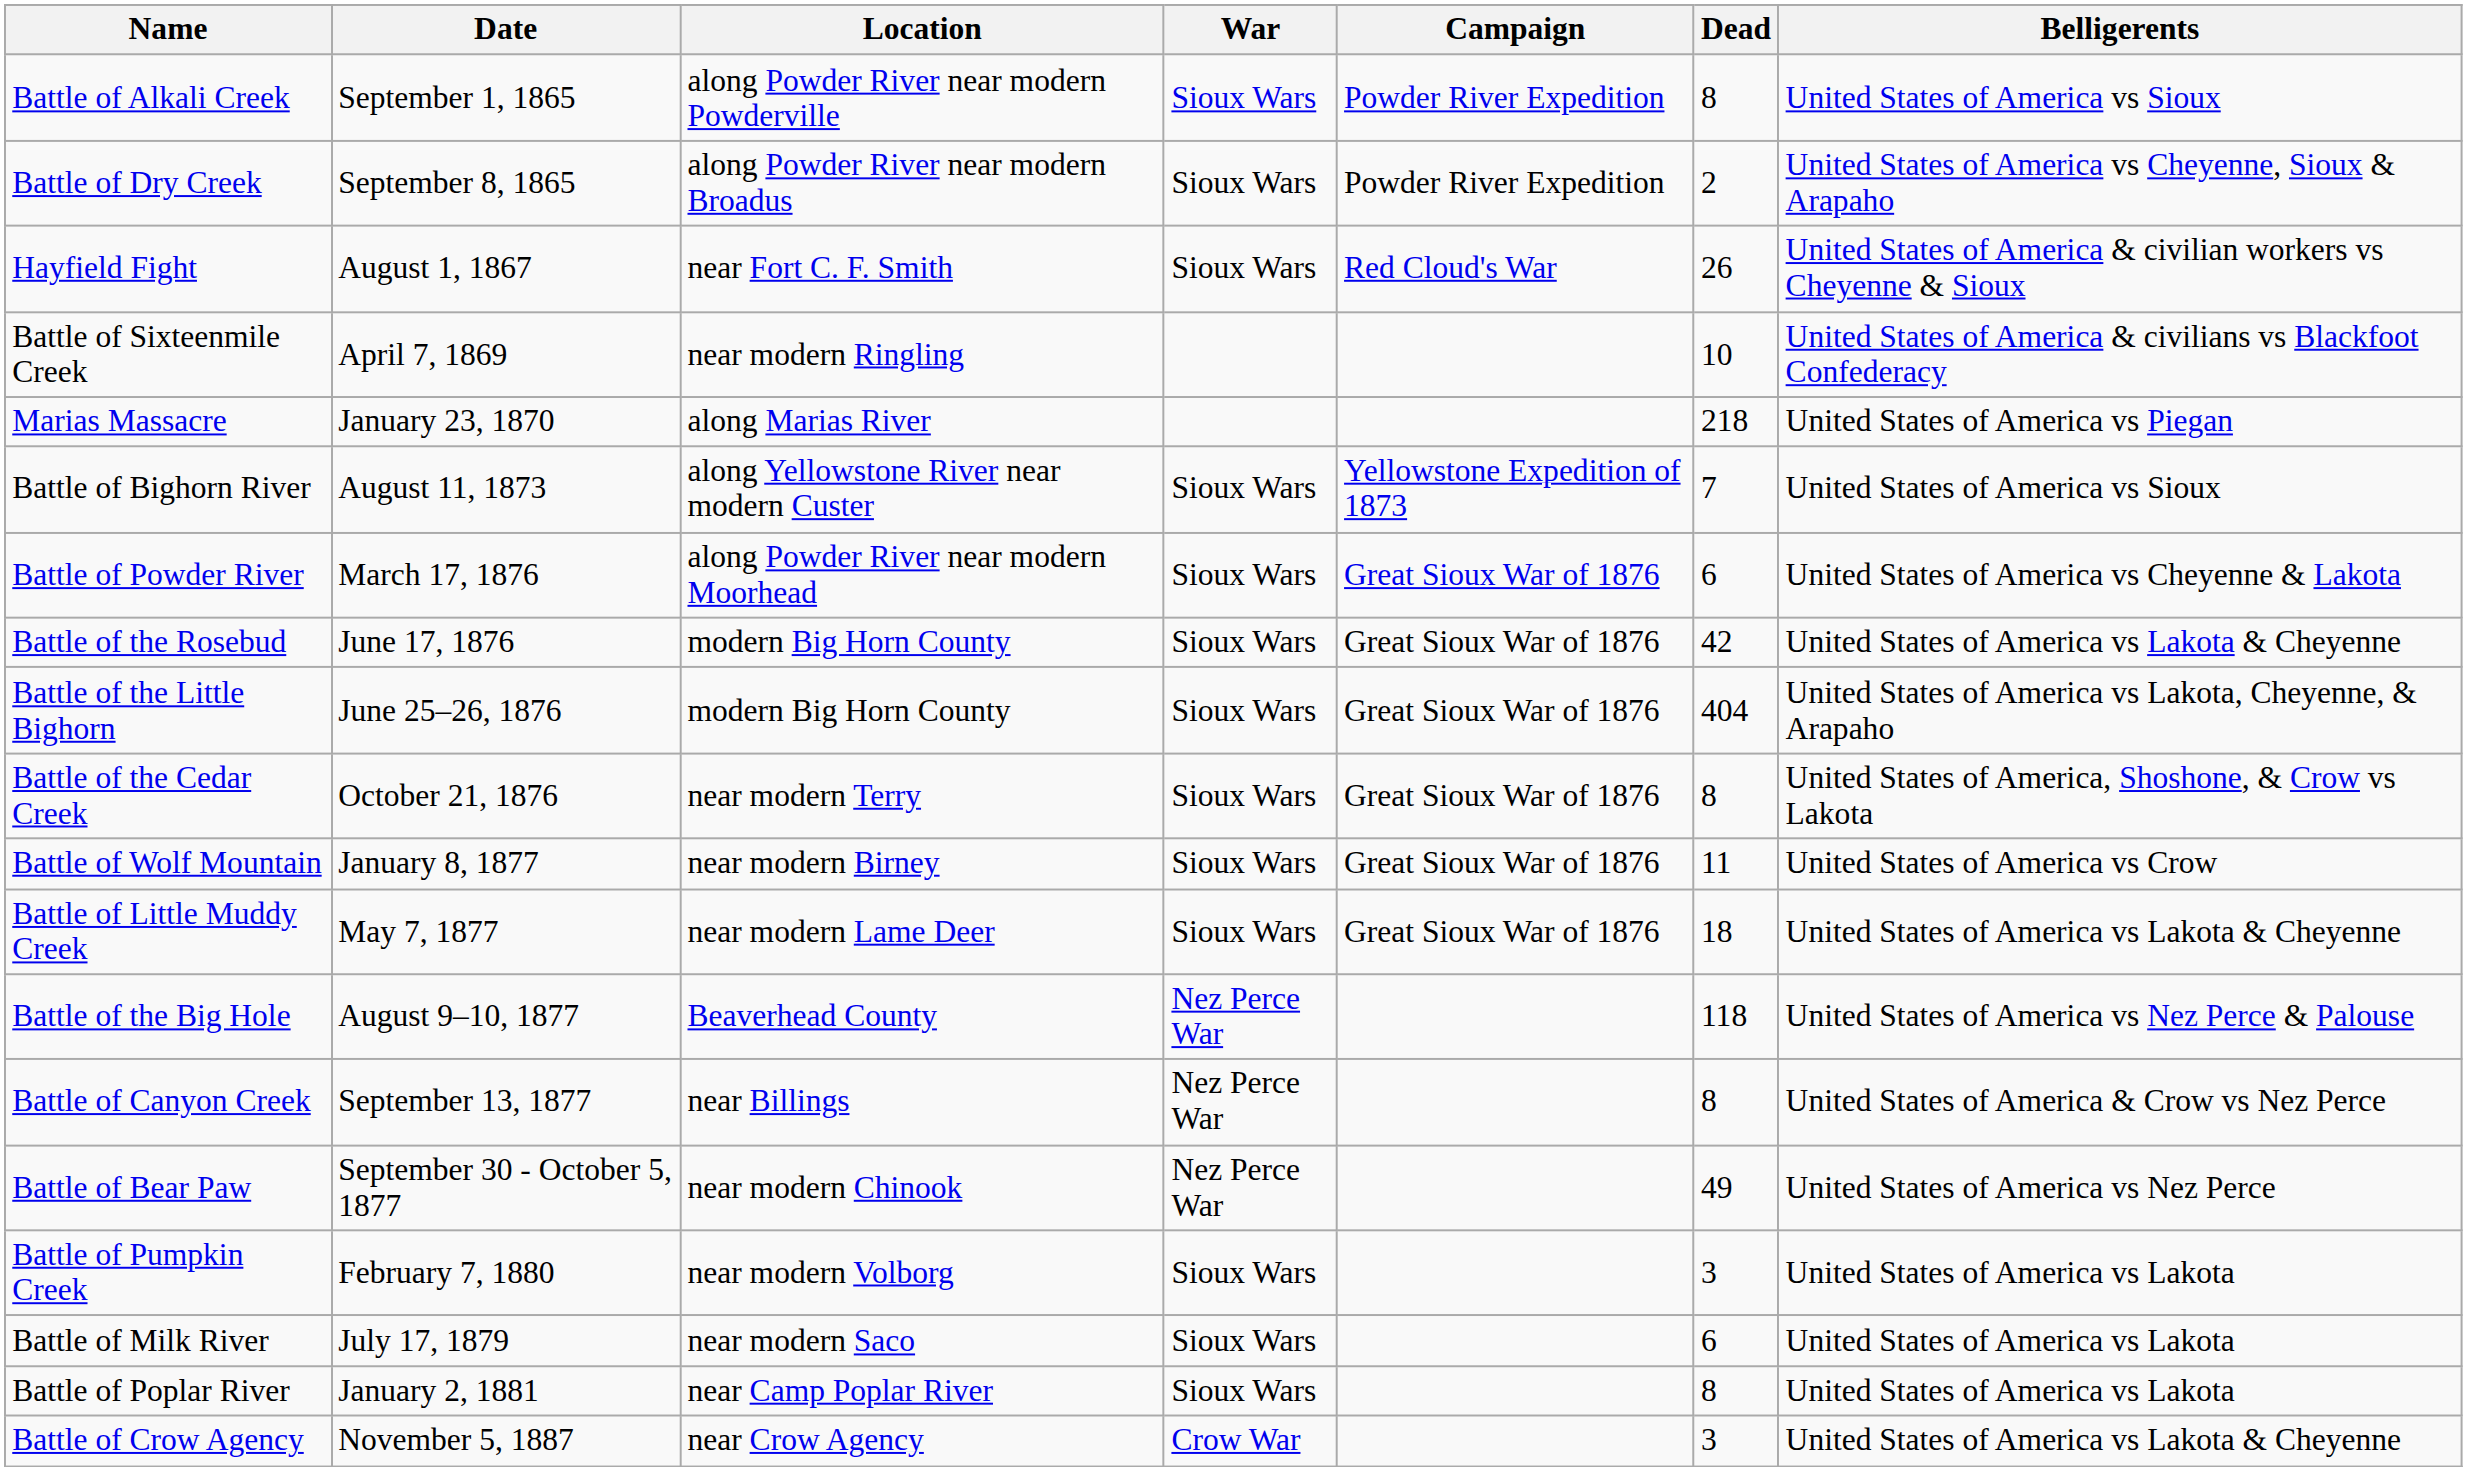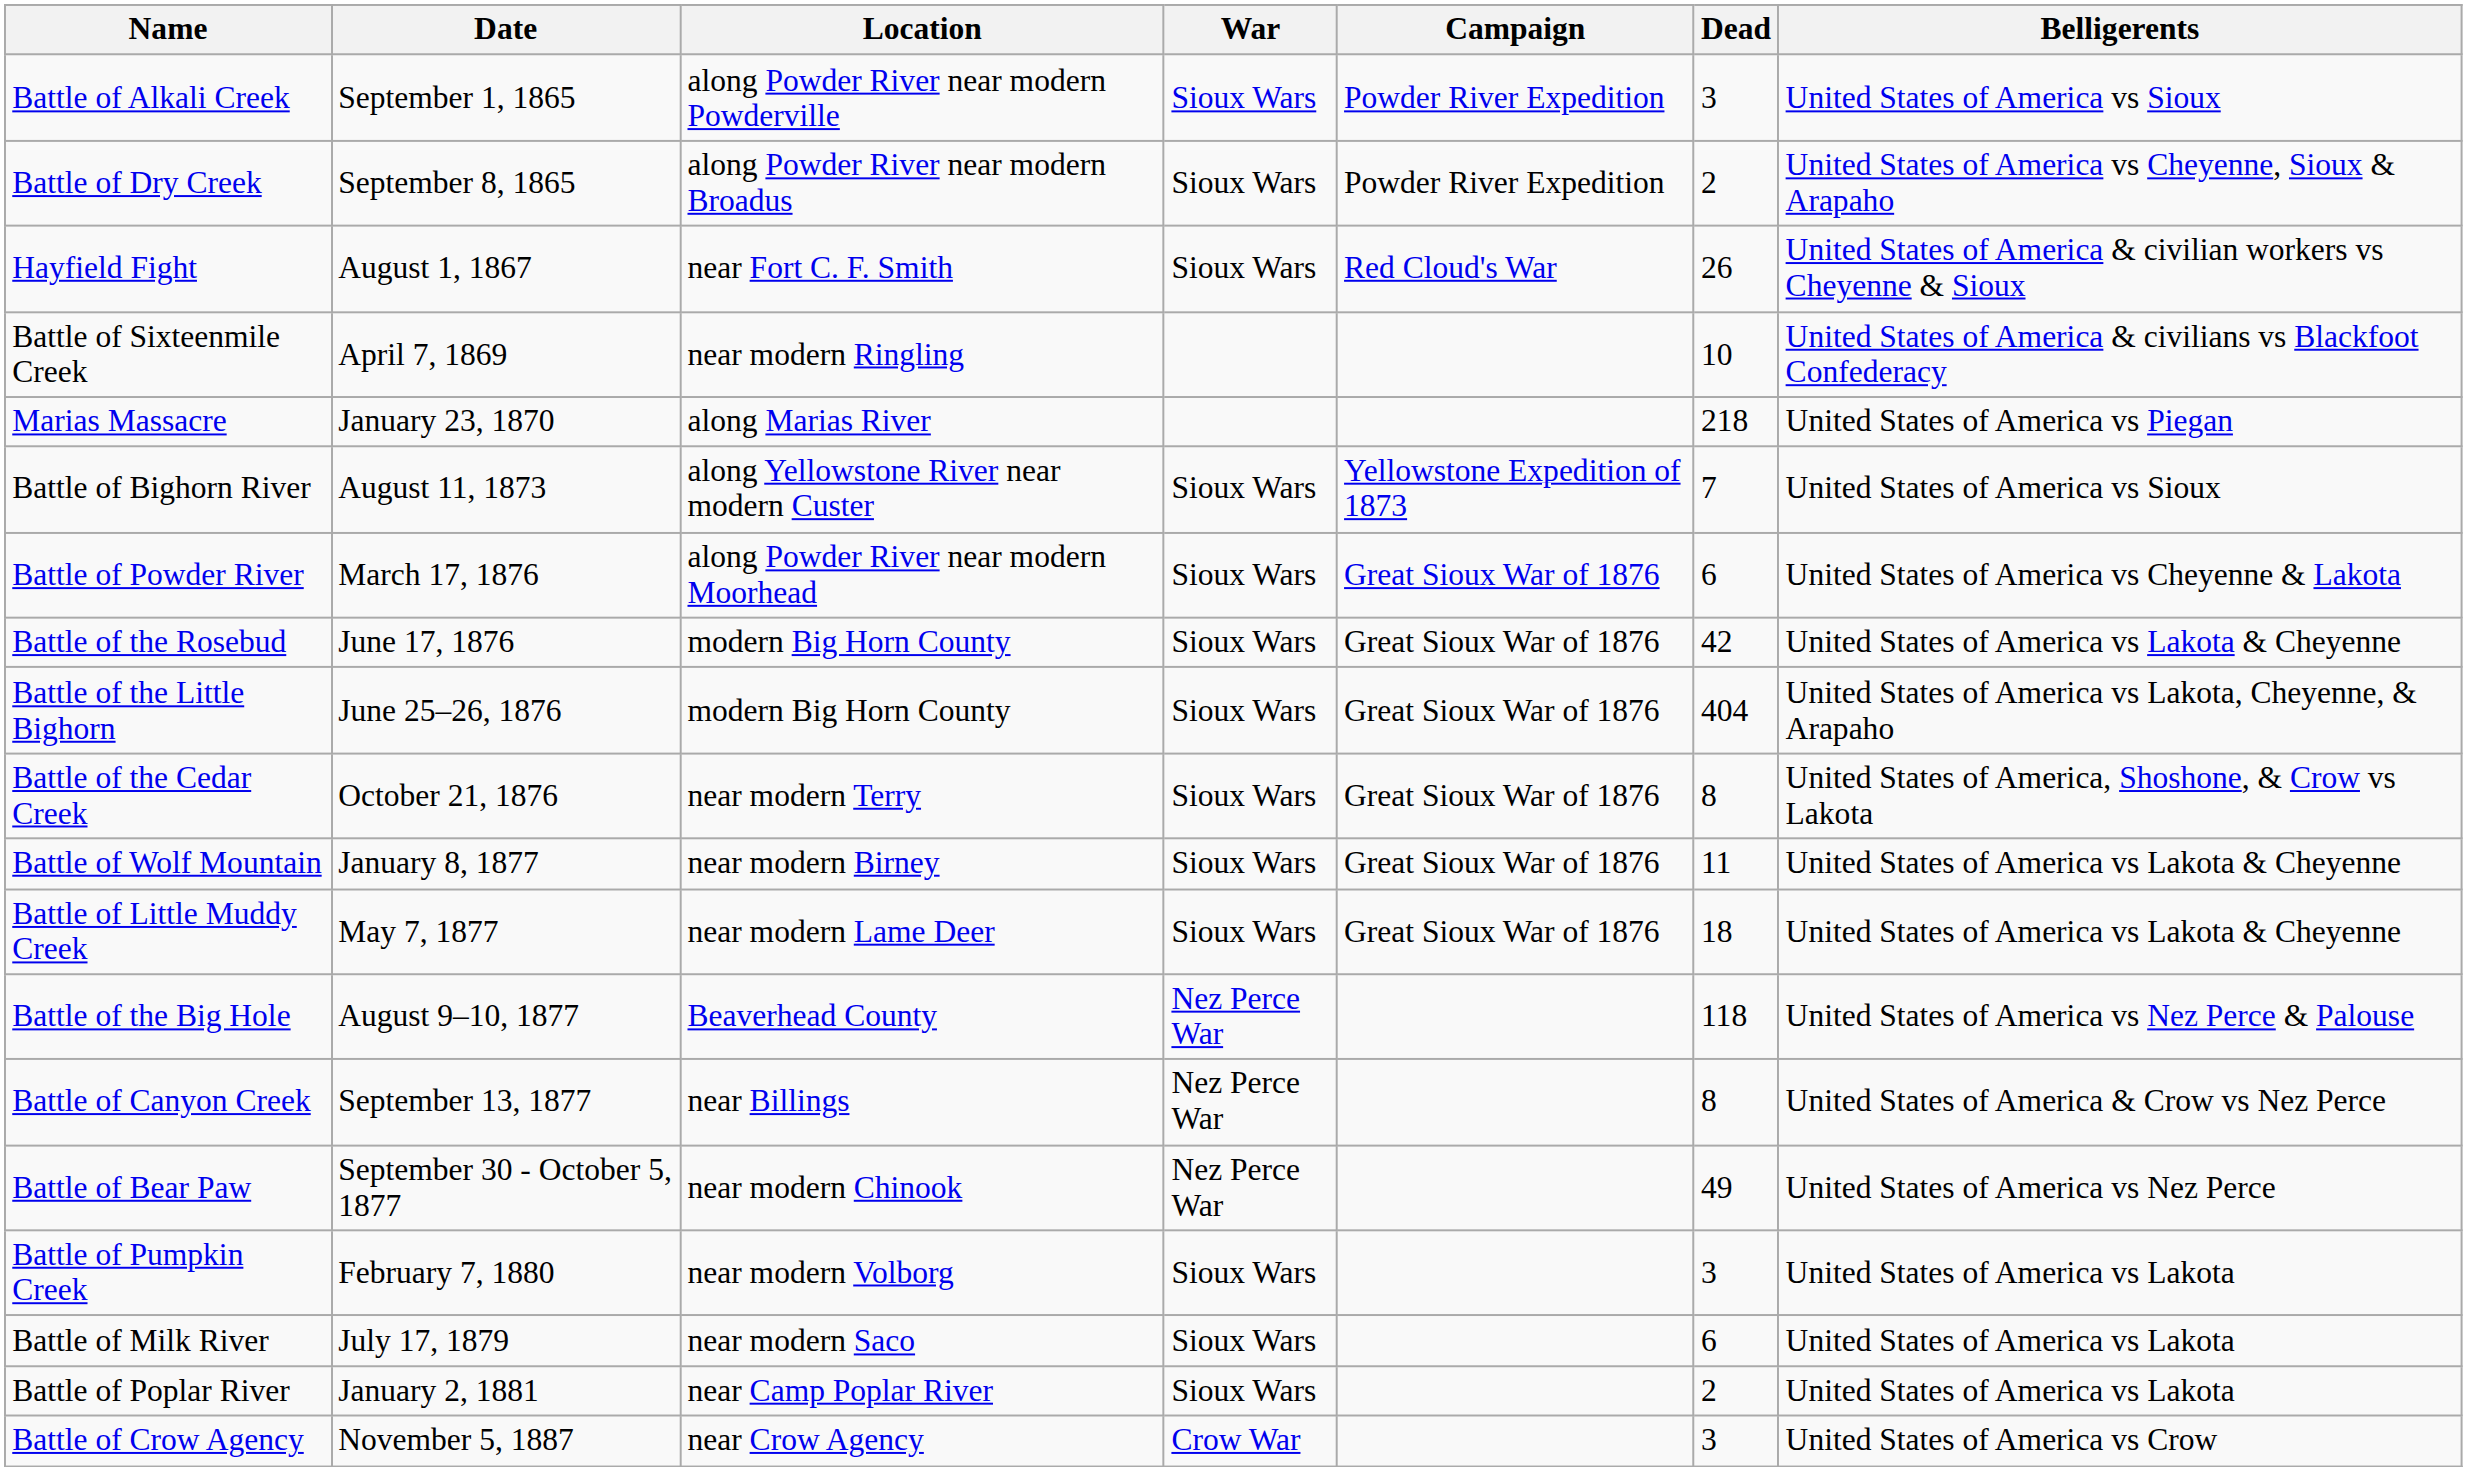(1709, 97) 8 -> (1709, 97) 3
(2001, 863) United States of America vs Crow -> (2093, 863) United States of America vs Lakota & Cheyenne
(1709, 1390) 8 -> (1709, 1390) 2
(2093, 1440) United States of America vs Lakota & Cheyenne -> (2001, 1440) United States of America vs Crow
